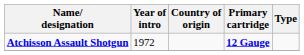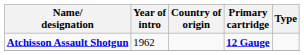(144, 42) 1972 -> (144, 42) 1962
